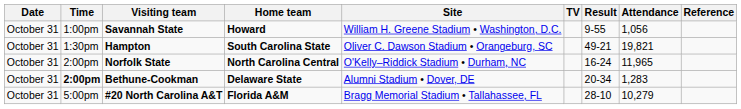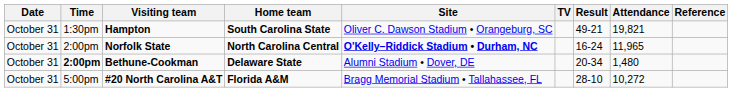- row: (144, 29)
(435, 63) normal -> (441, 46) bold
(635, 79) 1,283 -> (626, 63) 1,480
(638, 96) 10,279 -> (629, 79) 10,272
